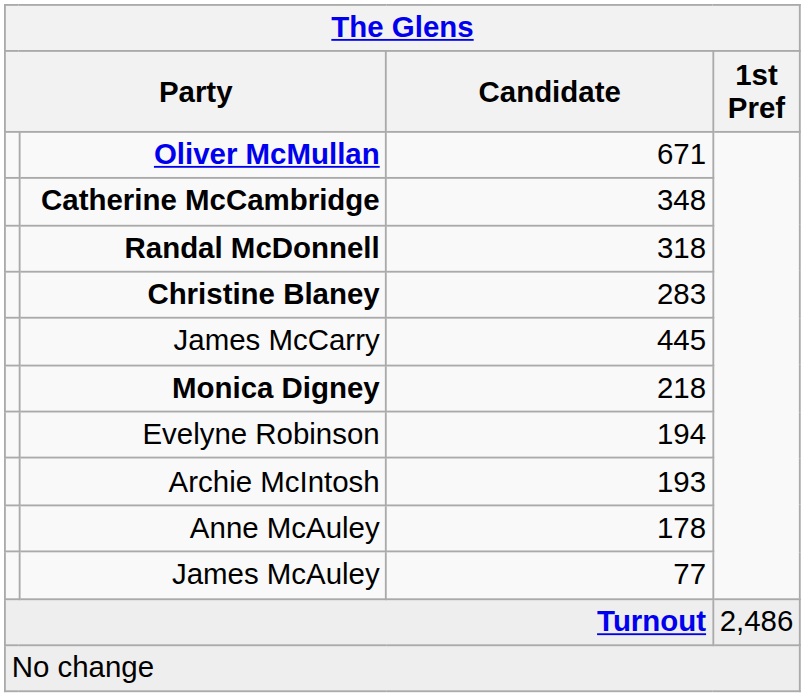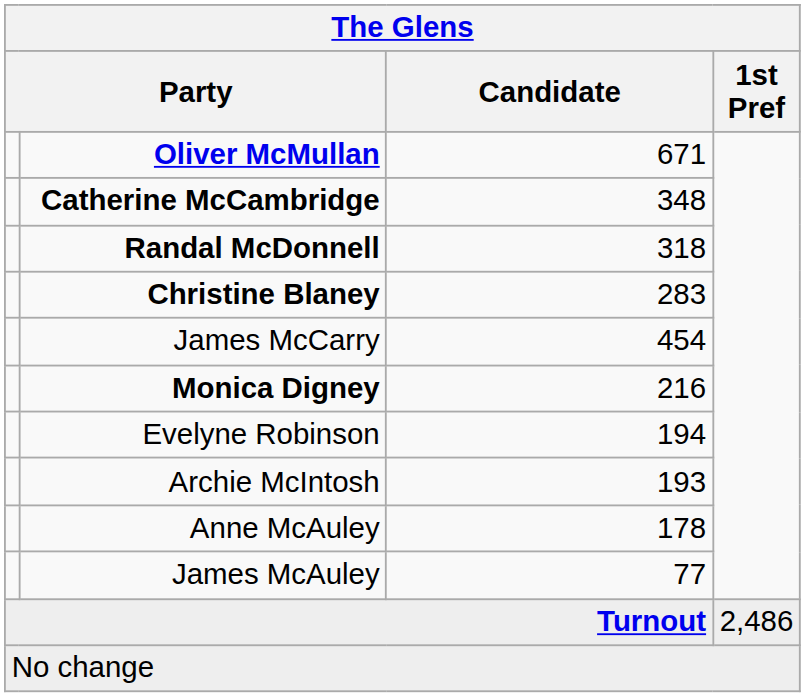(682, 341) 445 -> (682, 341) 454
(682, 387) 218 -> (682, 387) 216
